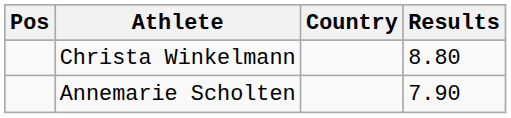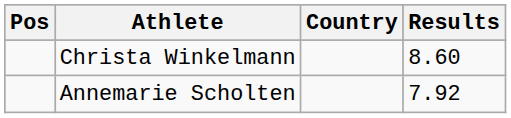(434, 58) 8.80 -> (434, 58) 8.60
(434, 94) 7.90 -> (434, 94) 7.92
